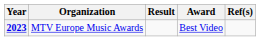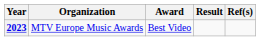columns swapped: (201, 12) <-> (161, 12)
